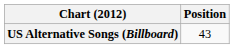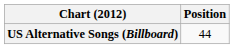(205, 33) 43 -> (205, 33) 44
